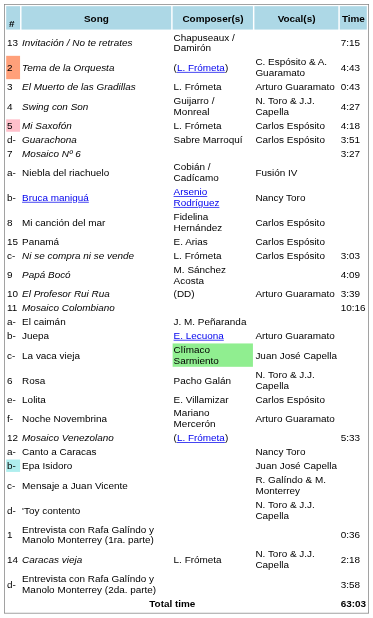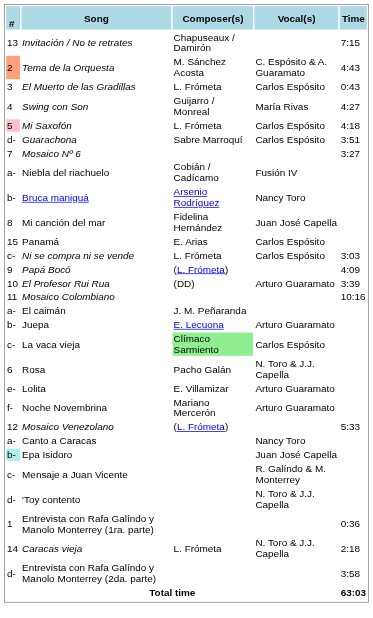(201, 68) (L. Frómeta) -> (200, 68) M. Sánchez Acosta
(295, 87) Arturo Guaramato -> (290, 87) Carlos Espósito
(285, 106) N. Toro & J.J. Capella -> (282, 106) María Rivas
(290, 222) Carlos Espósito -> (296, 222) Juan José Capella
(200, 275) M. Sánchez Acosta -> (201, 269) (L. Frómeta)
(296, 355) Juan José Capella -> (290, 344) Carlos Espósito
(290, 399) Carlos Espósito -> (295, 388) Arturo Guaramato
